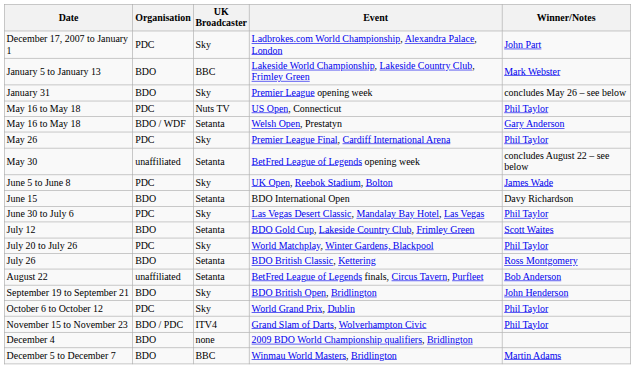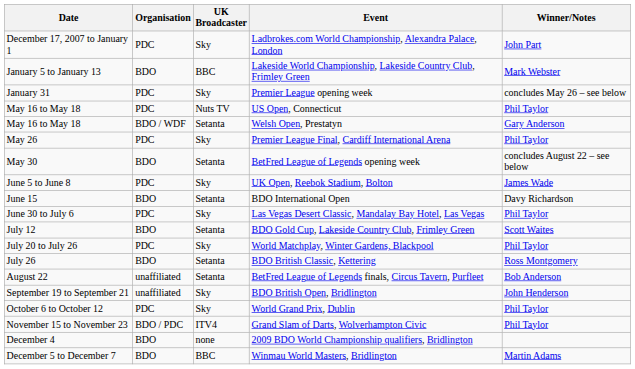(146, 93) BDO -> (145, 93) PDC
(158, 161) unaffiliated -> (146, 161) BDO
(146, 292) BDO -> (158, 292) unaffiliated
